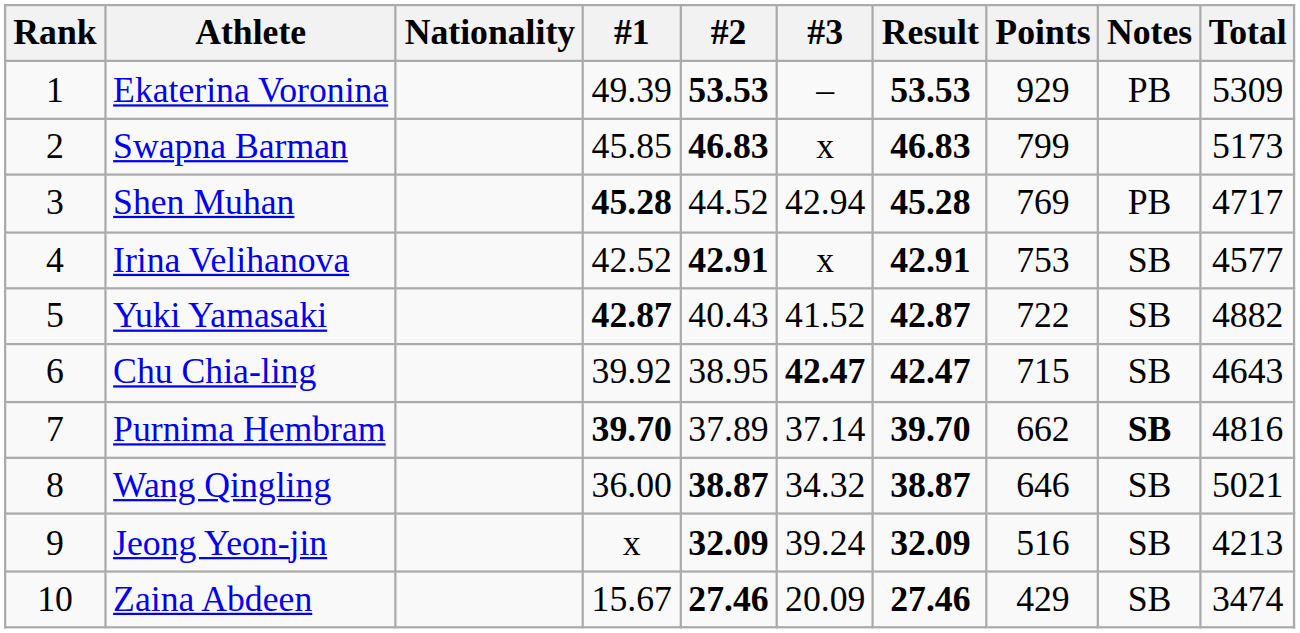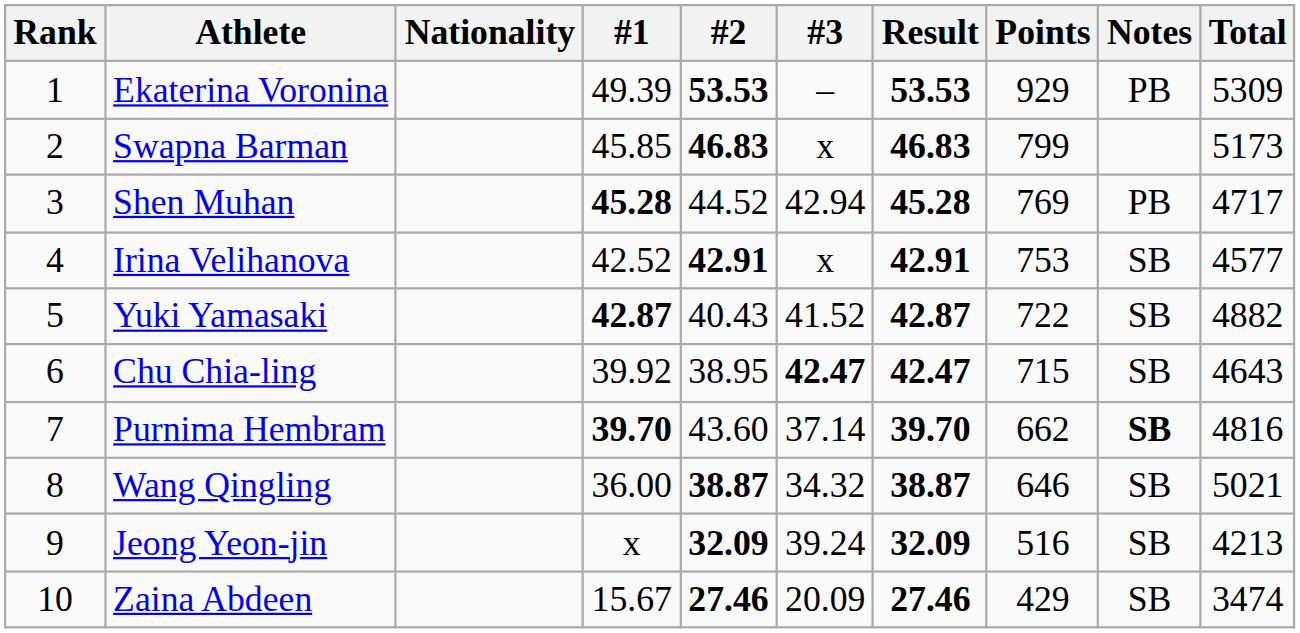(728, 428) 37.89 -> (728, 428) 43.60
